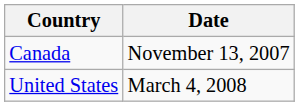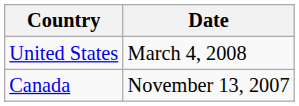rows swapped: (40, 52) <-> (64, 85)
